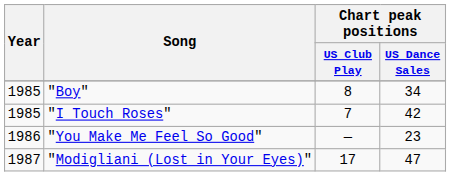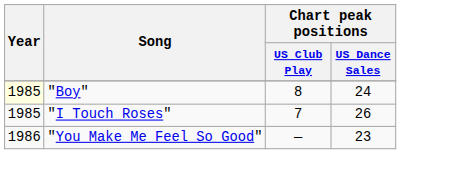(24, 92) no background -> (24, 92) lightyellow background
(413, 92) 34 -> (363, 92) 24
(413, 115) 42 -> (363, 115) 26
- row: (180, 160)
